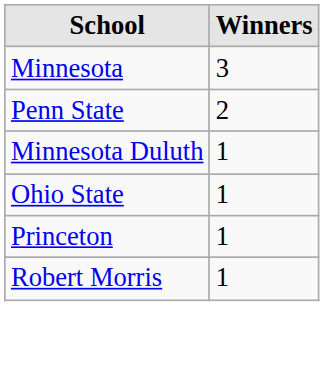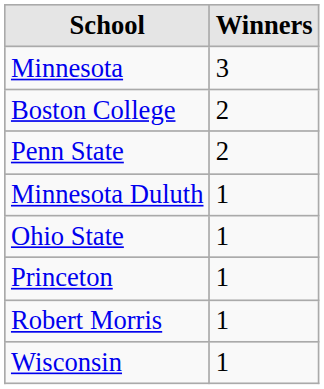+ row: (93, 109)
+ row: (66, 362)
